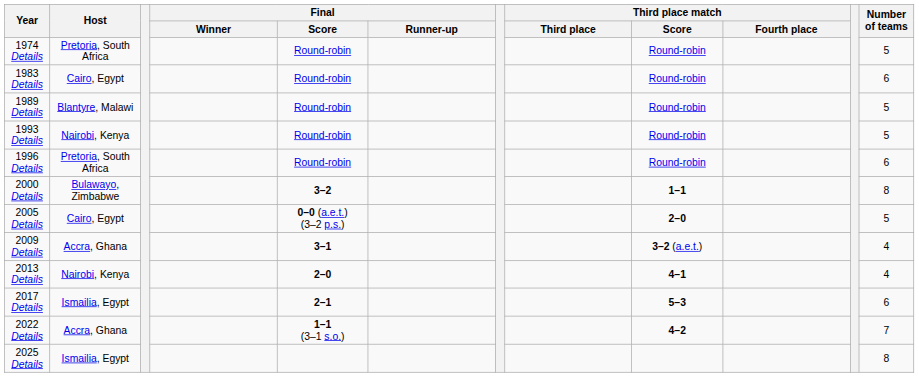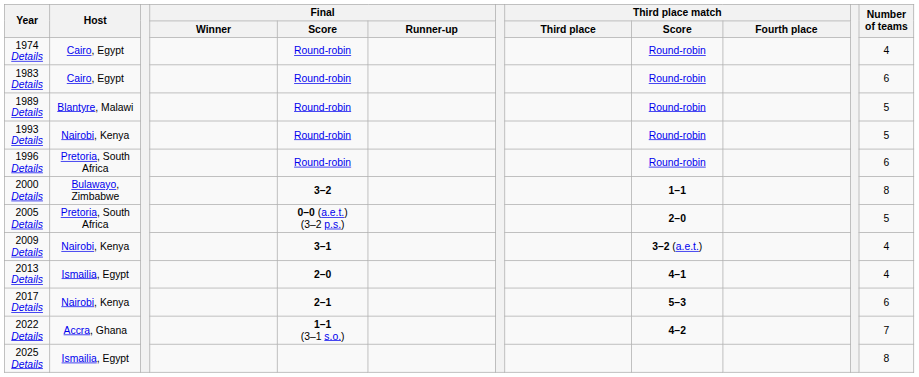(95, 51) Pretoria, South Africa -> (95, 51) Cairo, Egypt
(886, 51) 5 -> (886, 51) 4
(95, 219) Cairo, Egypt -> (95, 219) Pretoria, South Africa
(95, 247) Accra, Ghana -> (95, 247) Nairobi, Kenya
(95, 275) Nairobi, Kenya -> (95, 275) Ismailia, Egypt
(95, 303) Ismailia, Egypt -> (95, 303) Nairobi, Kenya
